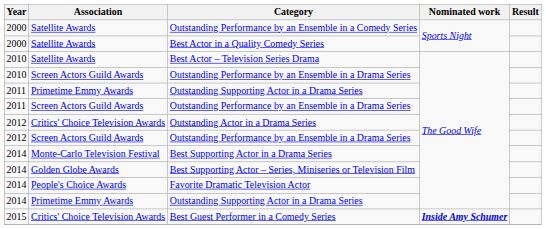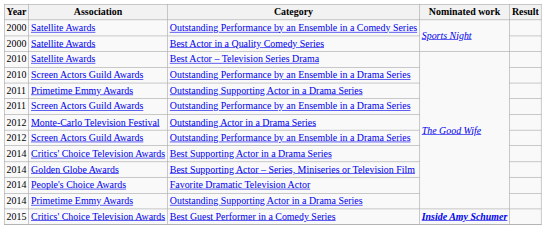(98, 122) Critics' Choice Television Awards -> (95, 122) Monte-Carlo Television Festival
(95, 153) Monte-Carlo Television Festival -> (98, 153) Critics' Choice Television Awards
